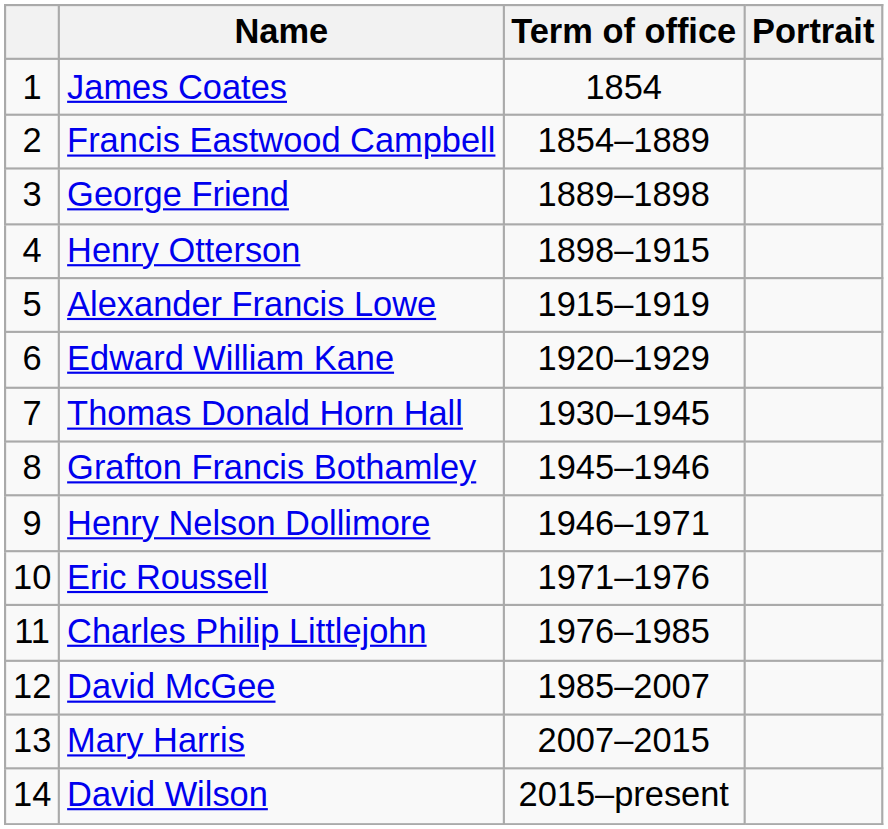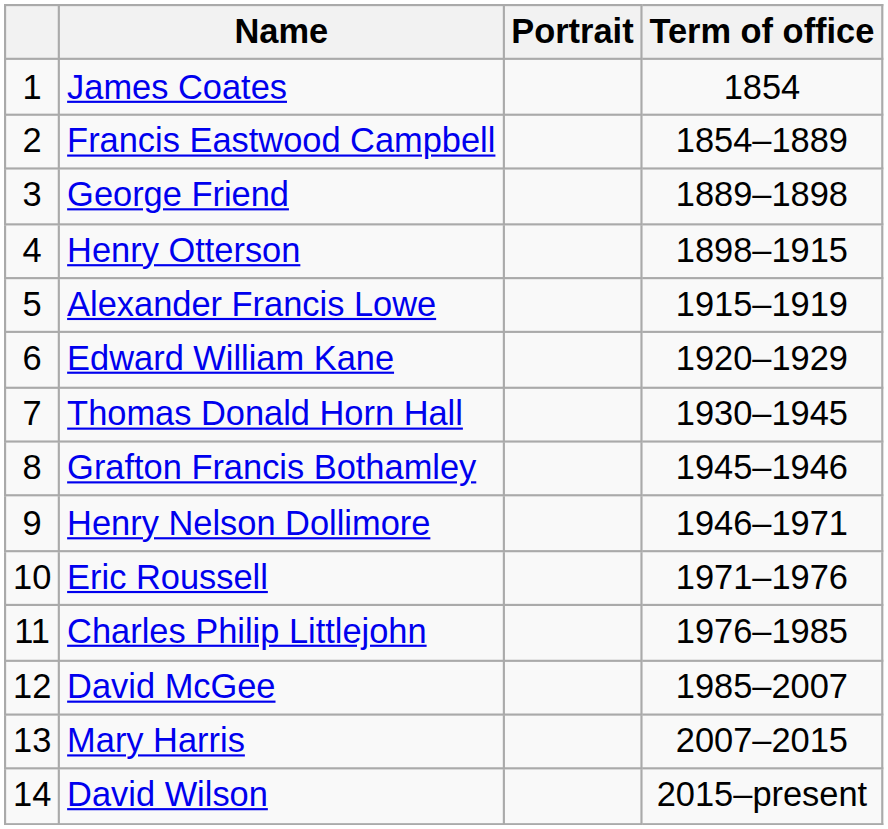columns swapped: (813, 31) <-> (624, 31)
